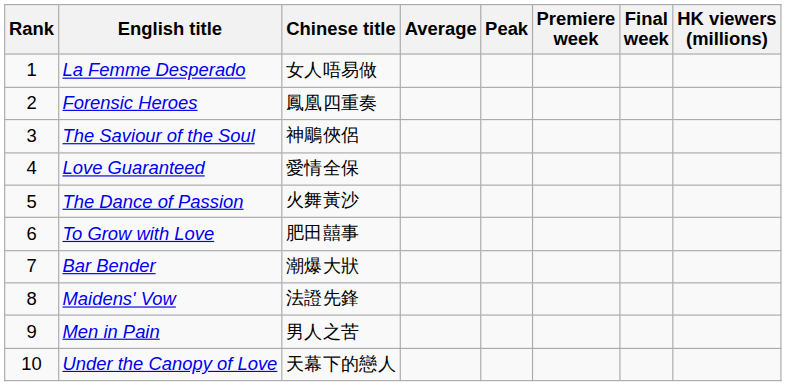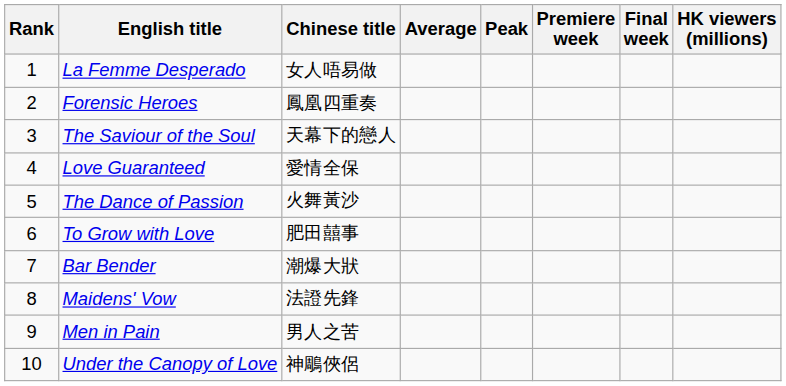(323, 135) 神鵰俠侶 -> (341, 135) 天幕下的戀人
(341, 363) 天幕下的戀人 -> (323, 363) 神鵰俠侶
